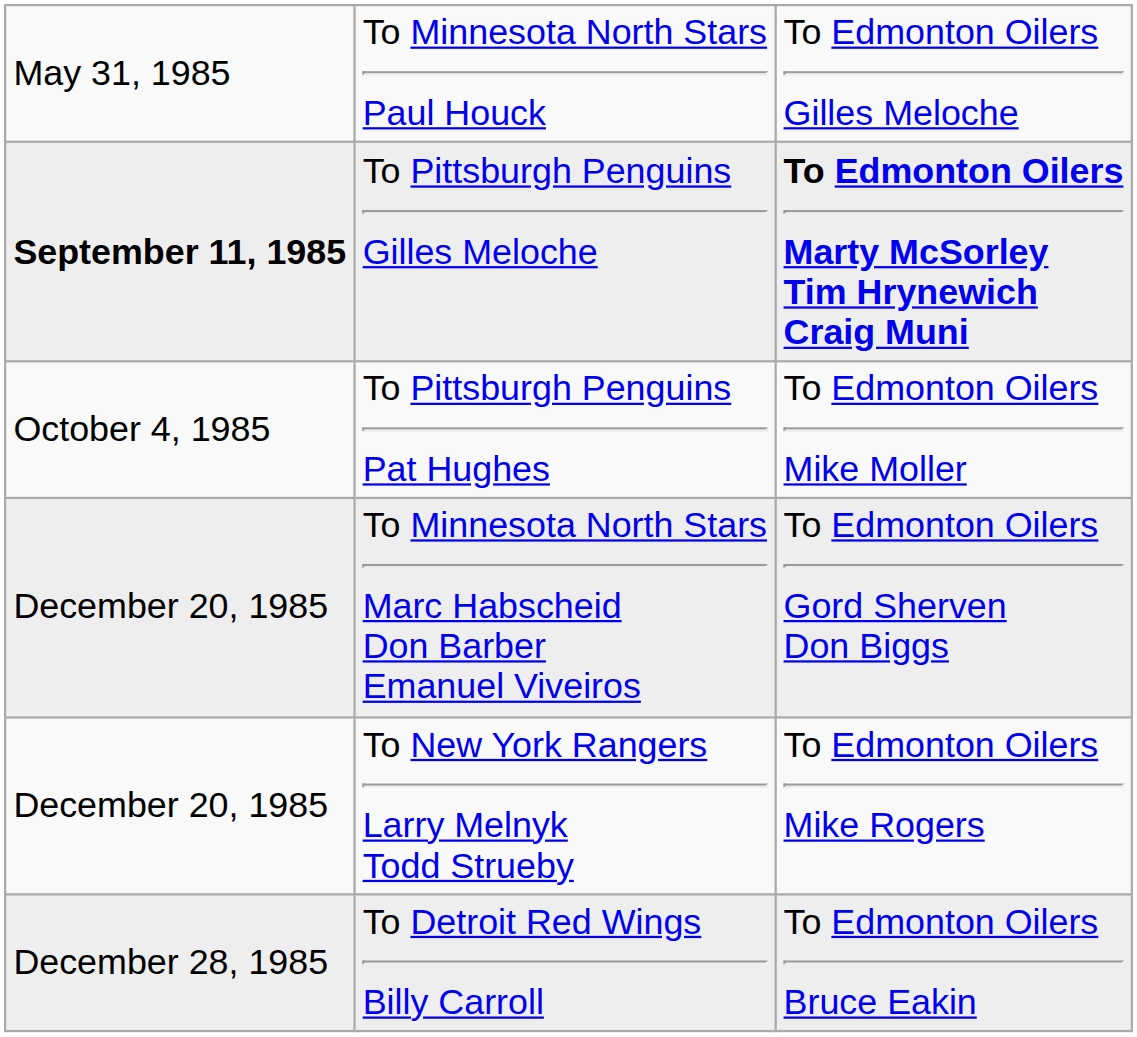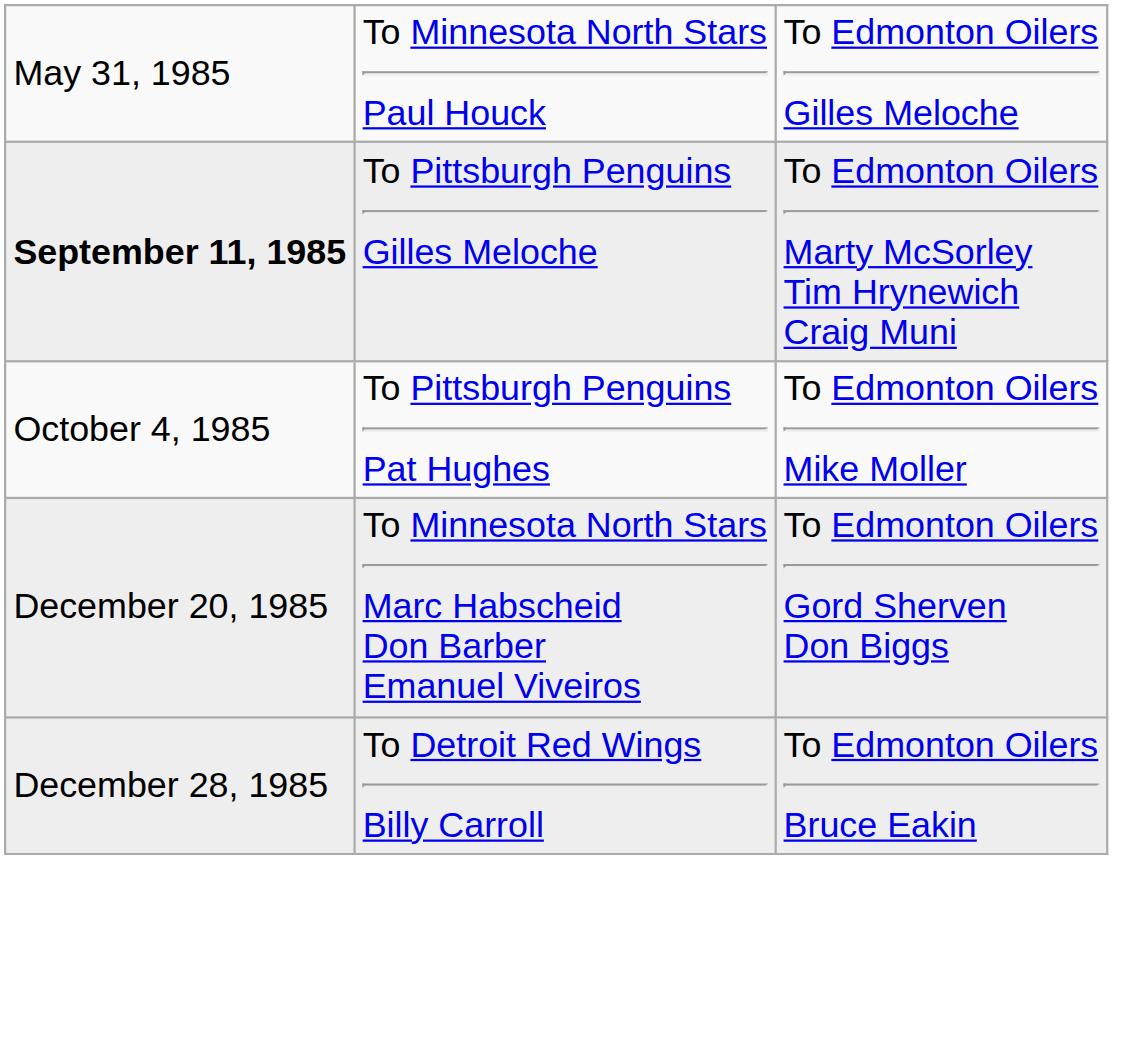(953, 251) bold -> (941, 251) normal
- row: (565, 804)
